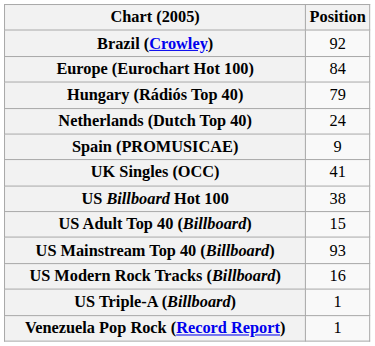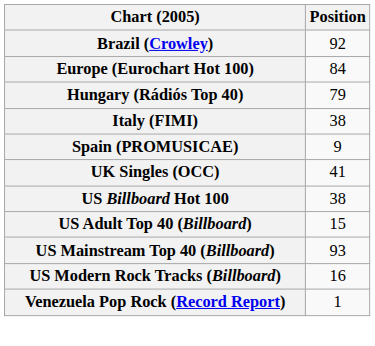+ row: (155, 120)
- row: (155, 120)
- row: (155, 302)
